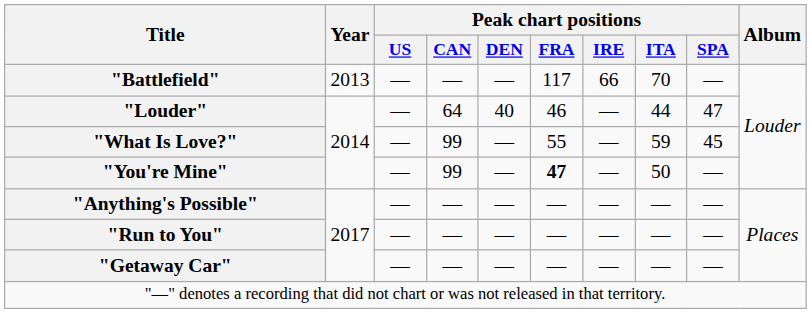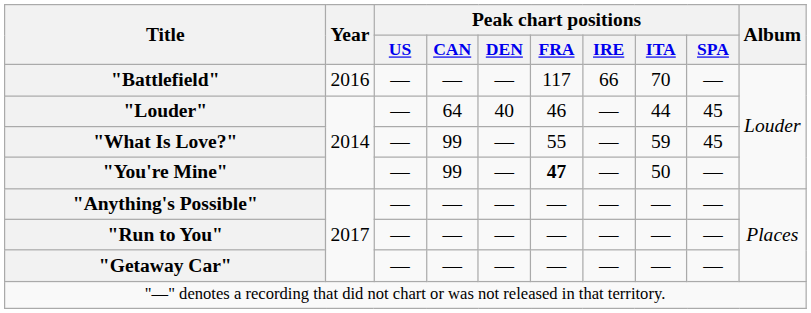(350, 79) 2013 -> (350, 79) 2016
(713, 110) 47 -> (713, 110) 45
